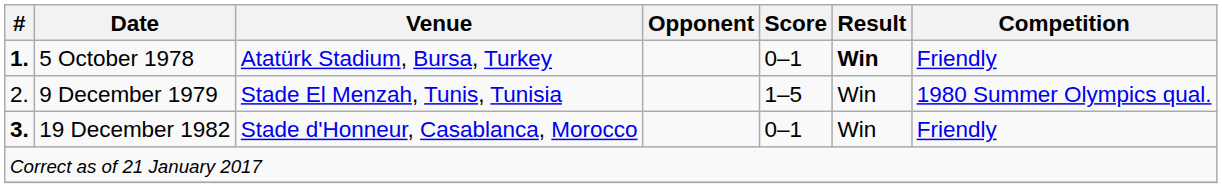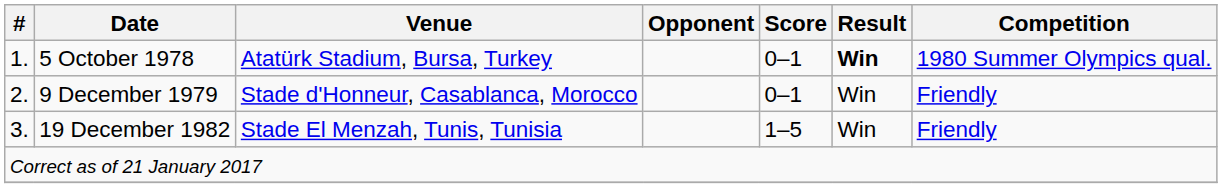(19, 58) bold -> (19, 58) normal
(957, 58) Friendly -> (1064, 58) 1980 Summer Olympics qual.
(401, 94) Stade El Menzah, Tunis, Tunisia -> (439, 94) Stade d'Honneur, Casablanca, Morocco
(783, 94) 1–5 -> (783, 94) 0–1
(1064, 94) 1980 Summer Olympics qual. -> (957, 94) Friendly
(19, 130) bold -> (19, 130) normal
(439, 130) Stade d'Honneur, Casablanca, Morocco -> (401, 130) Stade El Menzah, Tunis, Tunisia
(783, 130) 0–1 -> (783, 130) 1–5
